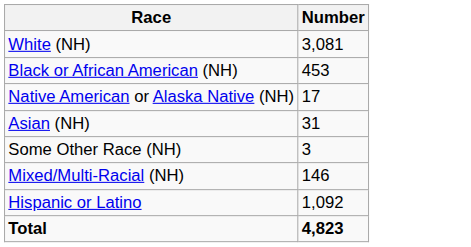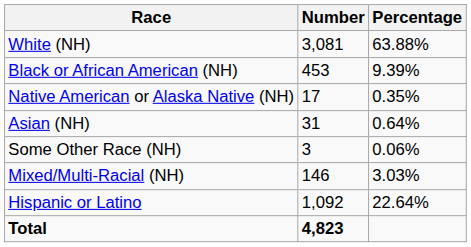+ column: (417, 17)
